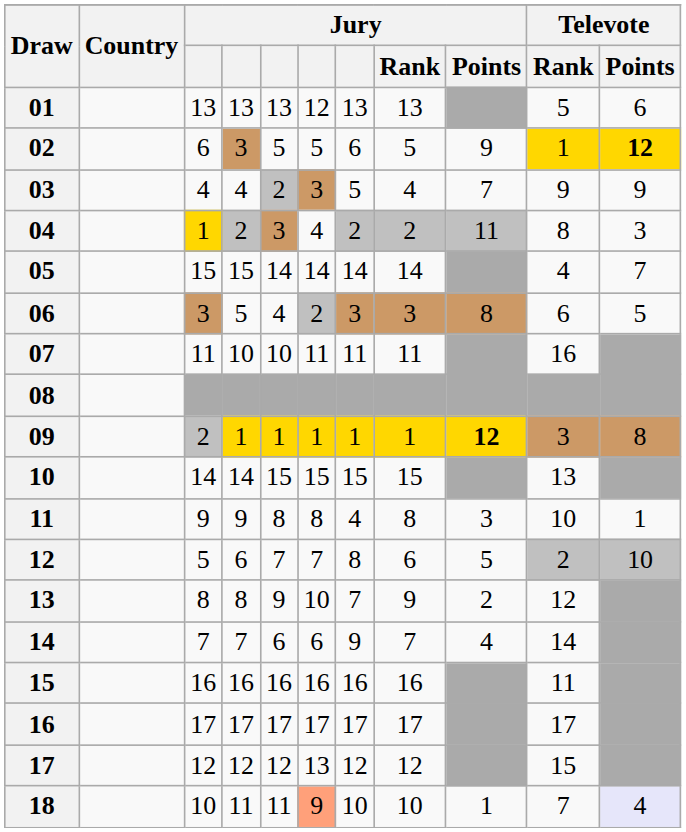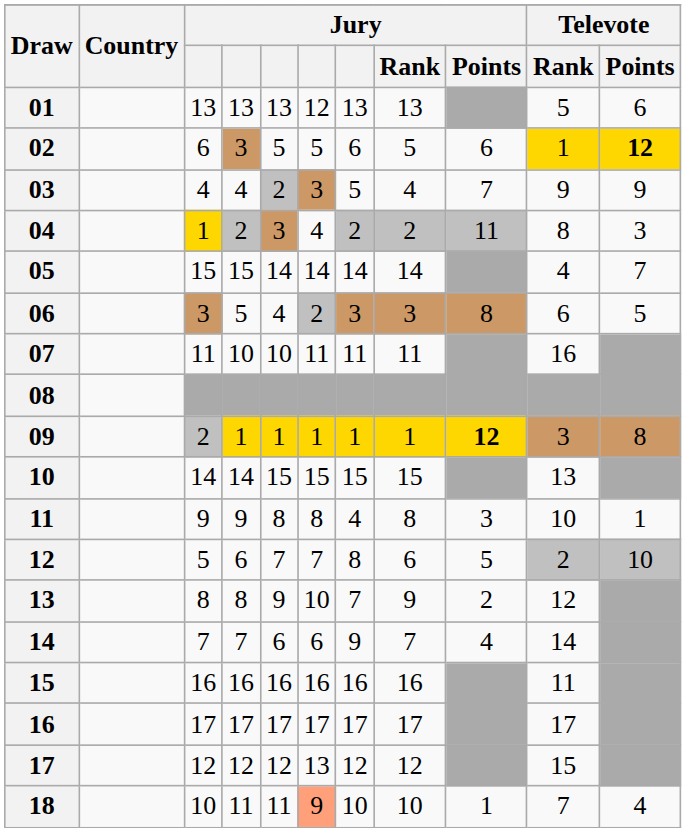(487, 148) 9 -> (487, 148) 6
(640, 806) lavender background -> (640, 806) no background
